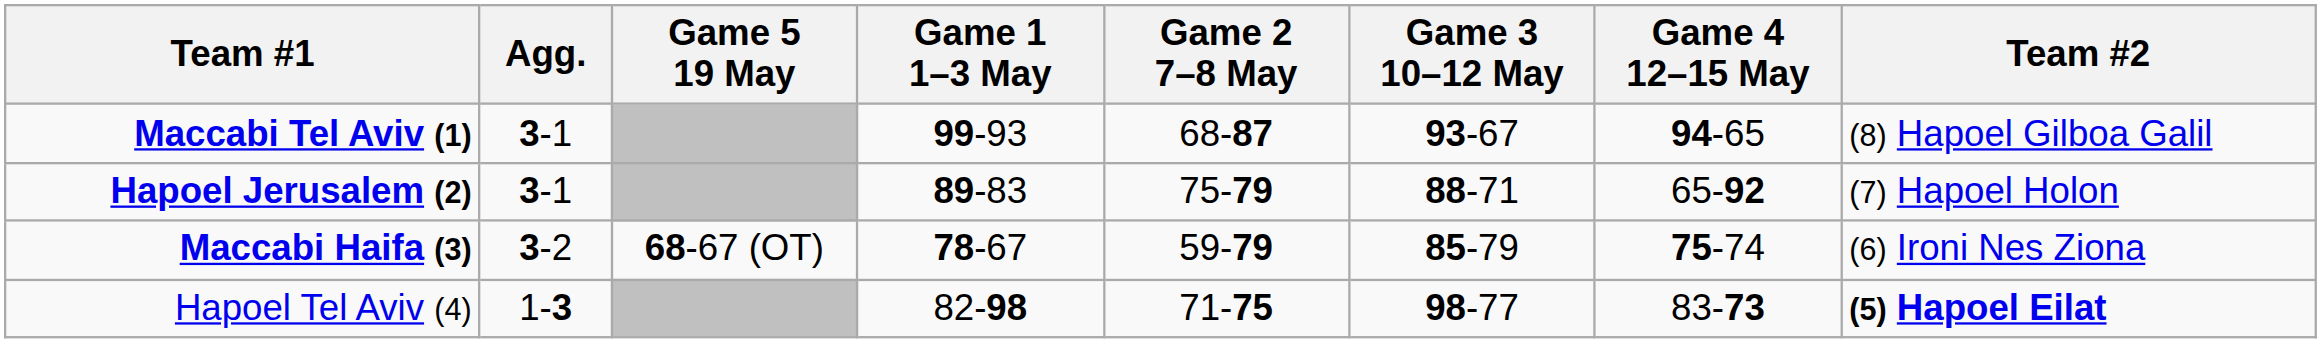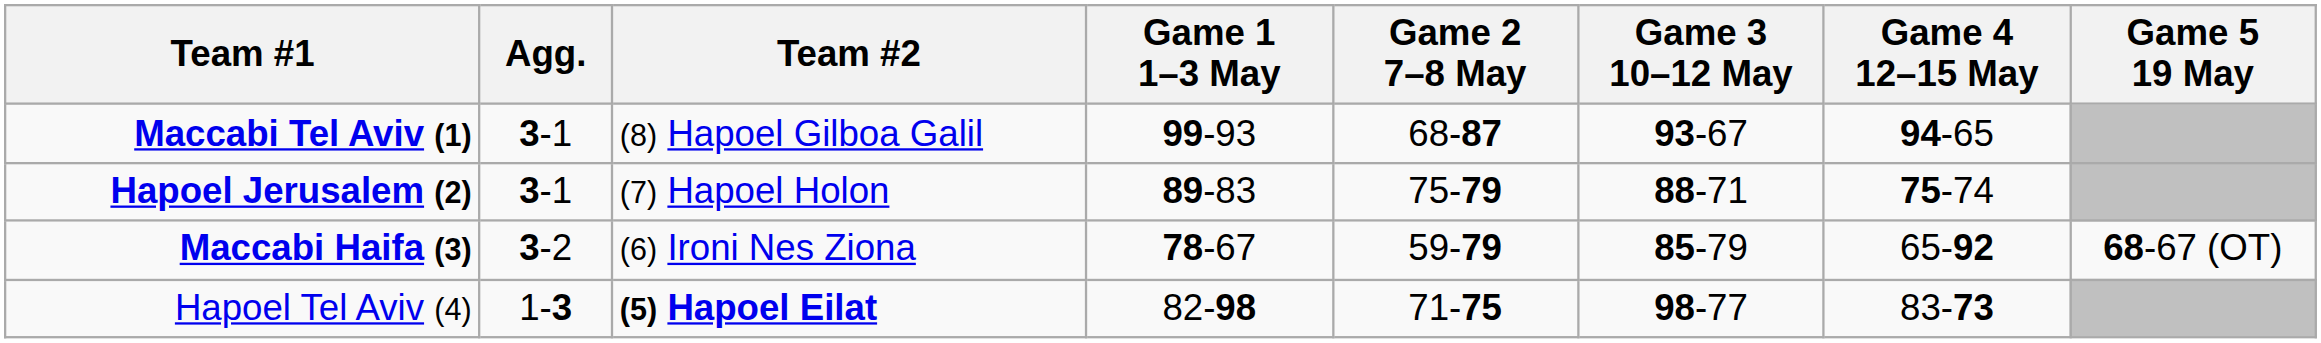columns swapped: (2078, 54) <-> (734, 54)
(1718, 190) 65-92 -> (1947, 190) 75-74
(1718, 249) 75-74 -> (1947, 249) 65-92
